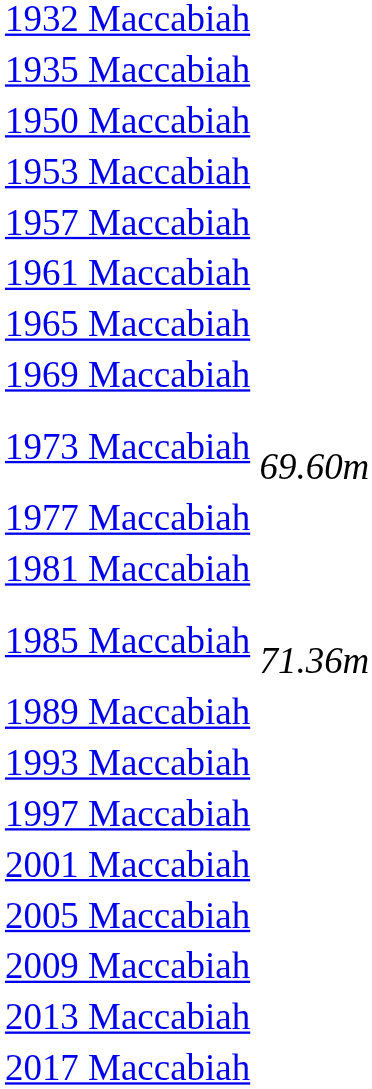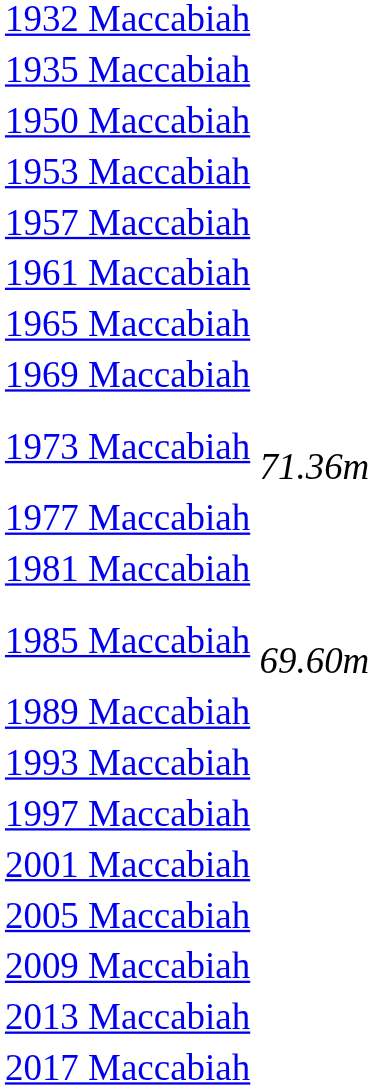(314, 467) 69.60m -> (314, 467) 71.36m
(314, 661) 71.36m -> (314, 661) 69.60m
